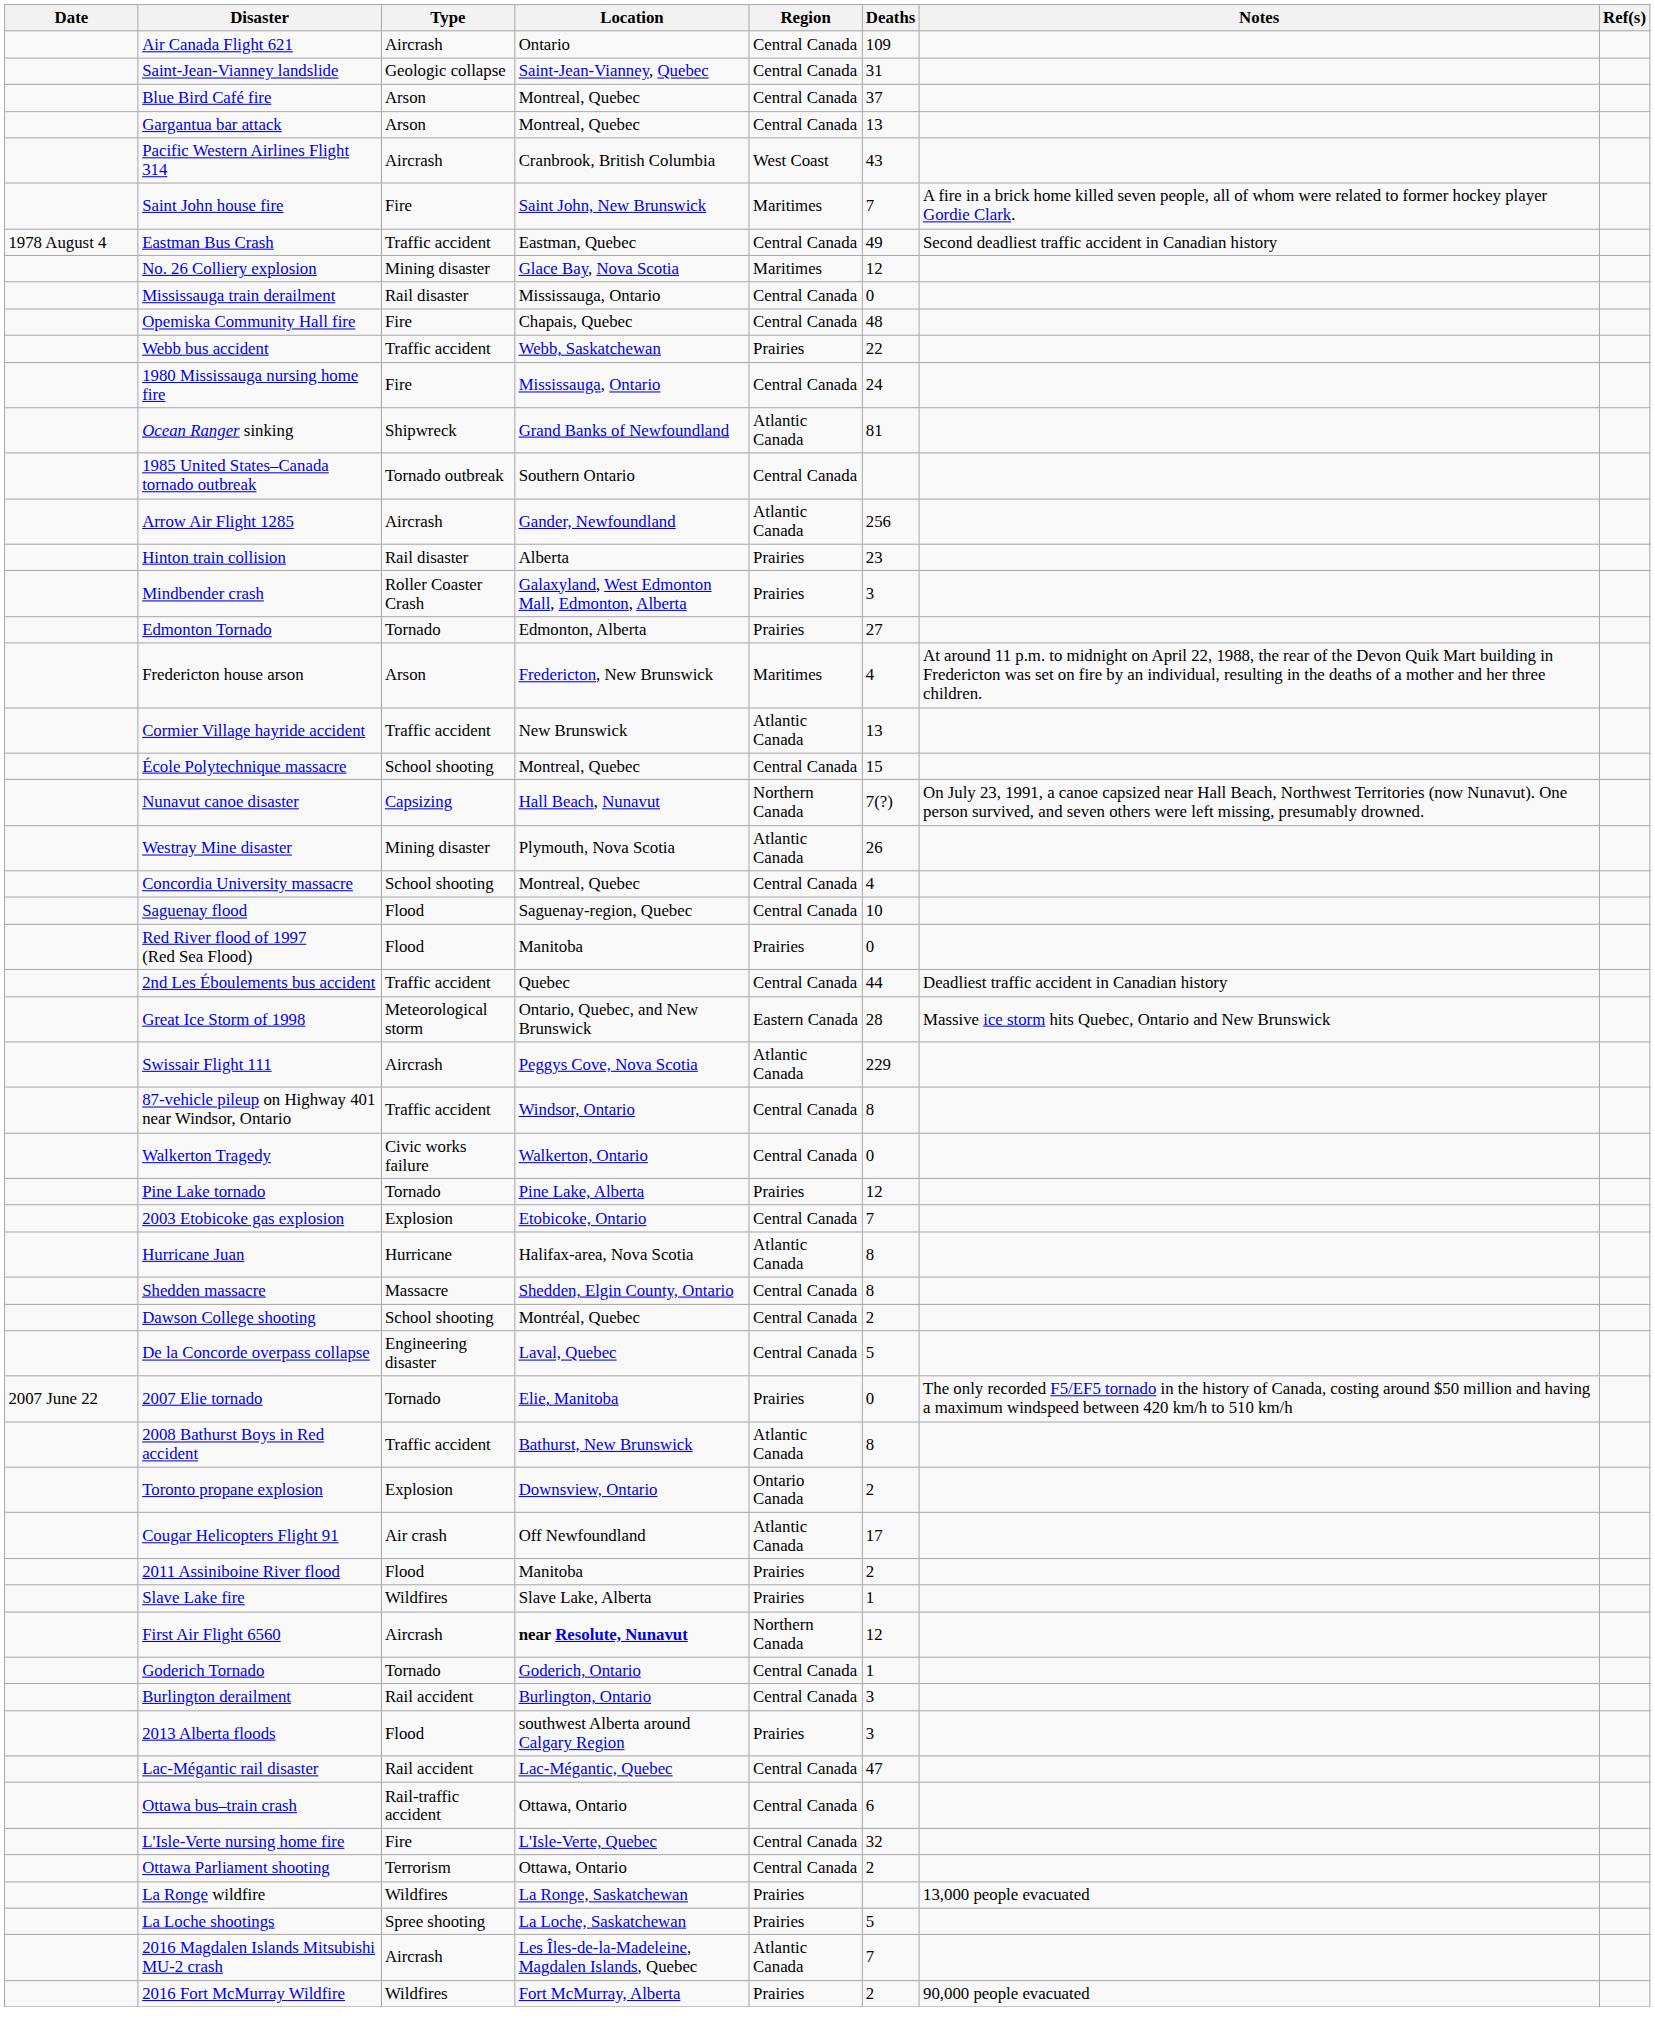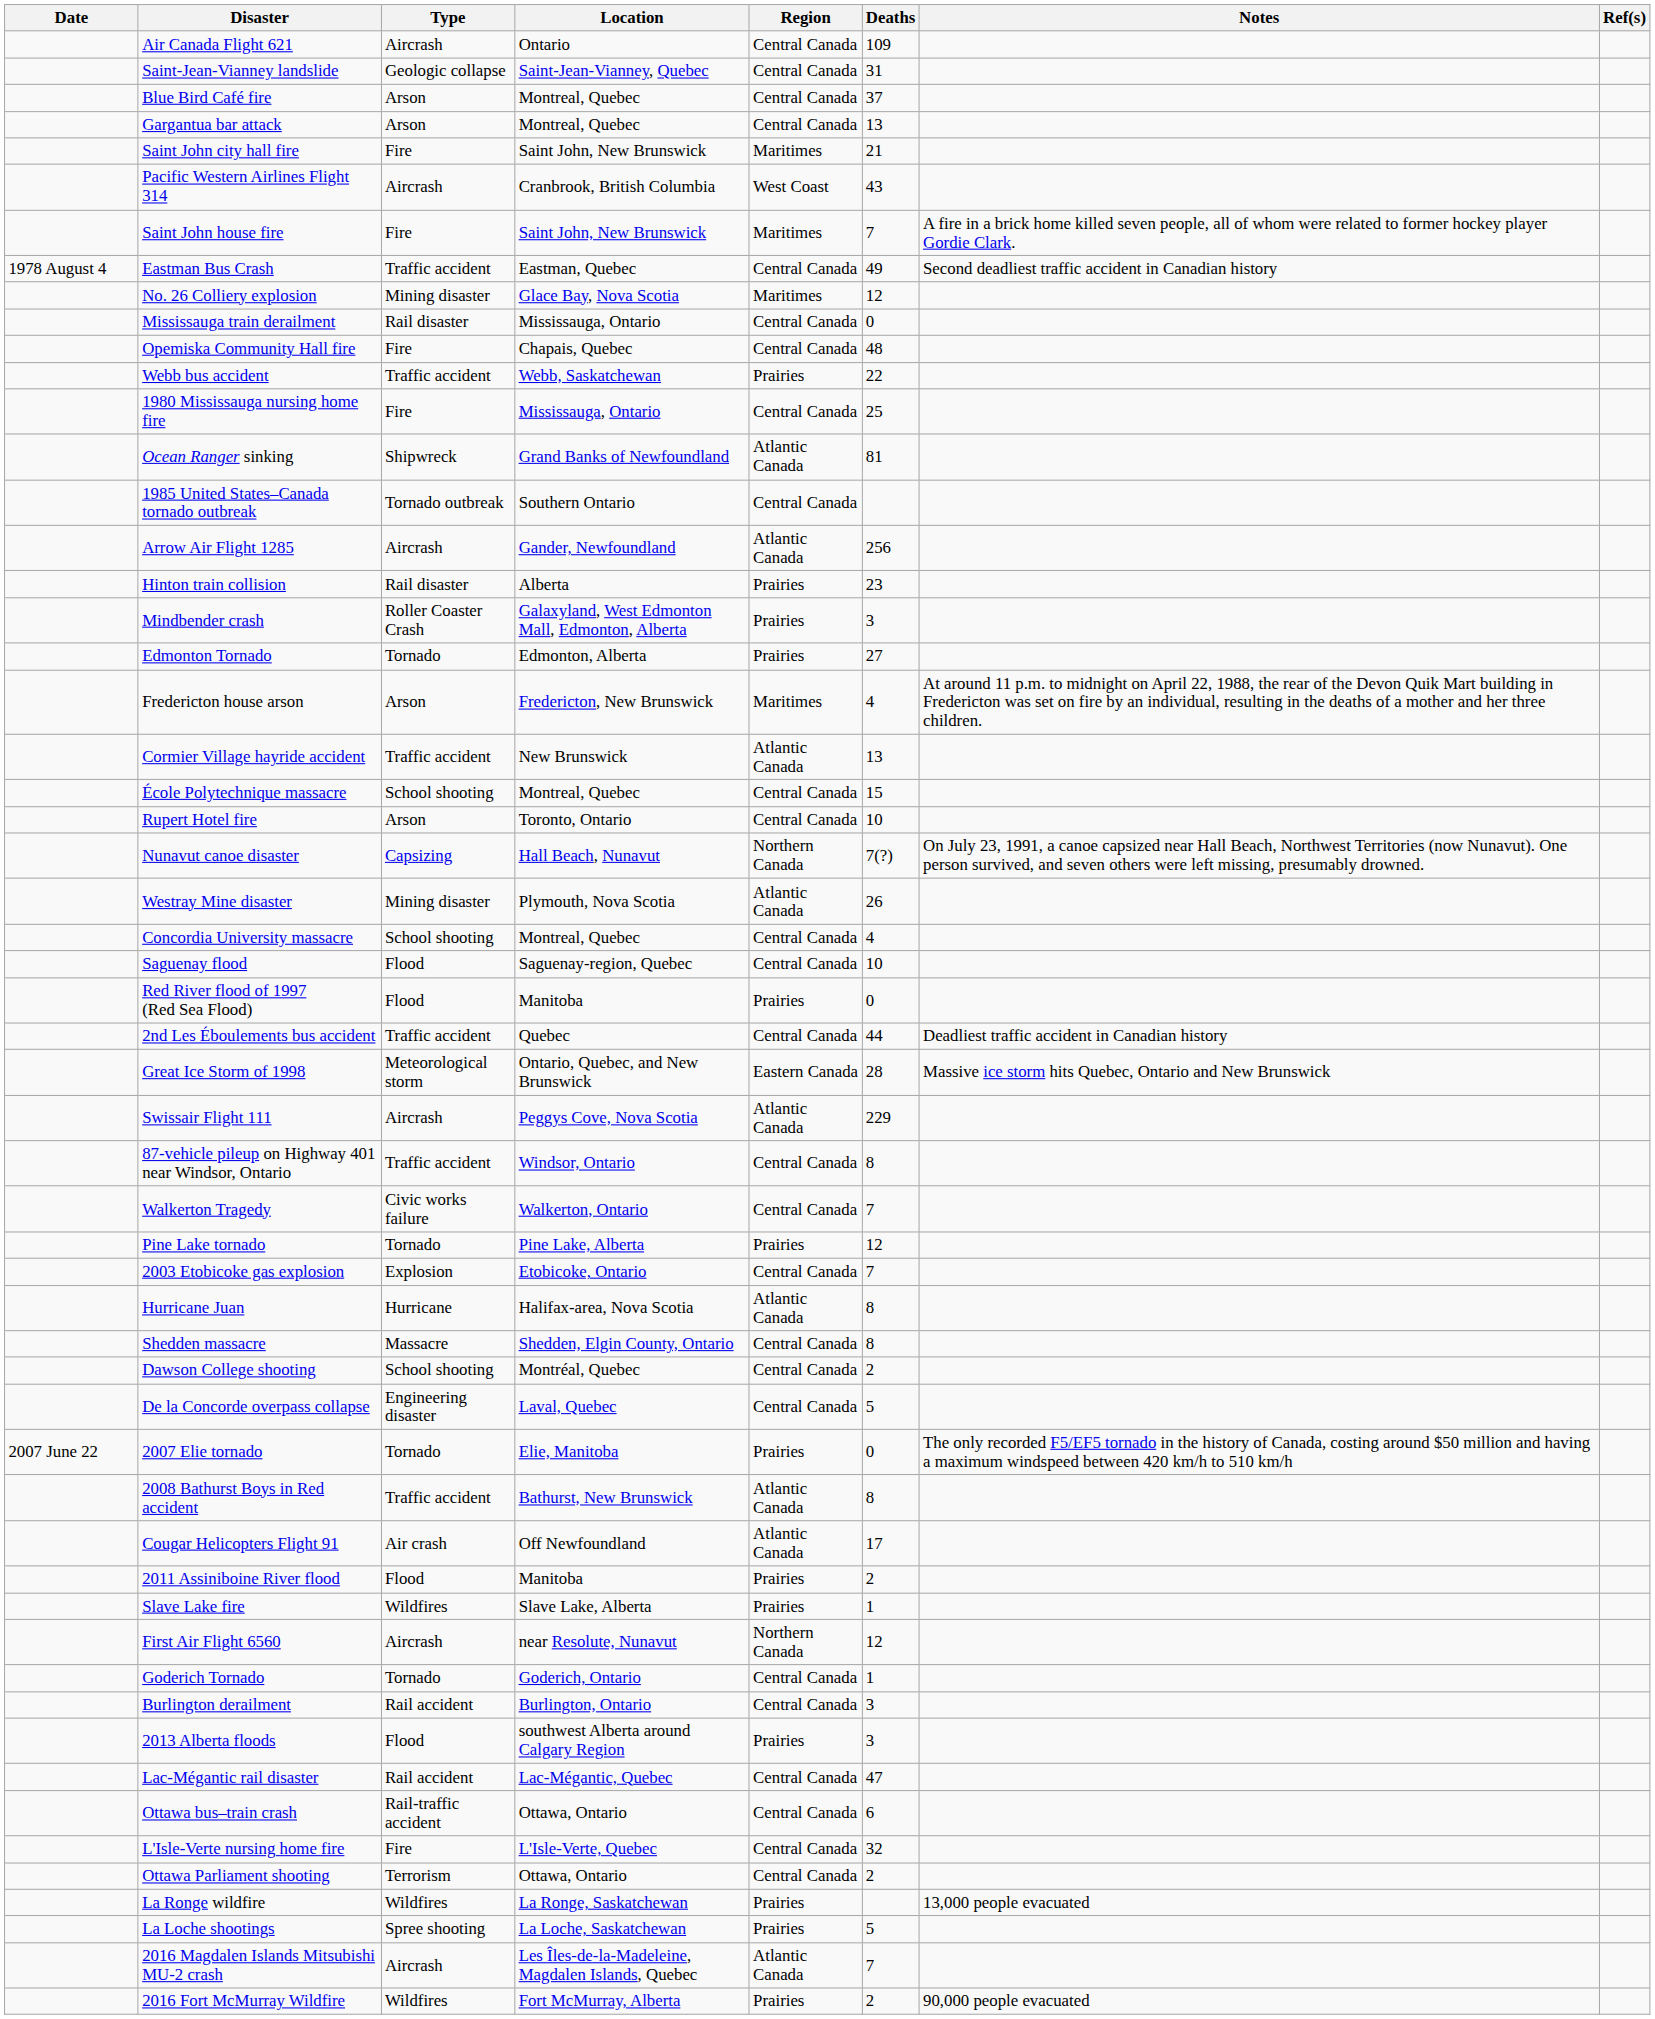+ row: (221, 151)
(874, 384) 24 -> (874, 411) 25
+ row: (200, 819)
(870, 1155) 0 -> (870, 1208) 7
- row: (233, 1489)
(603, 1634) bold -> (598, 1642) normal
